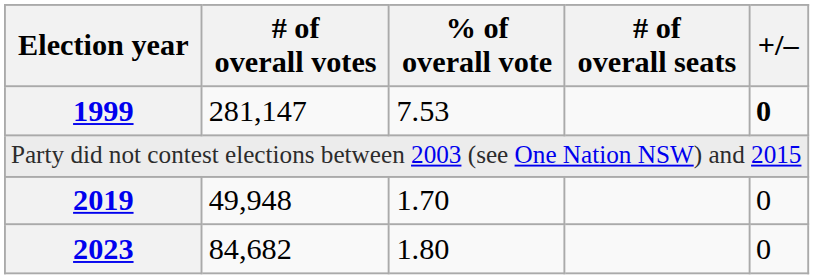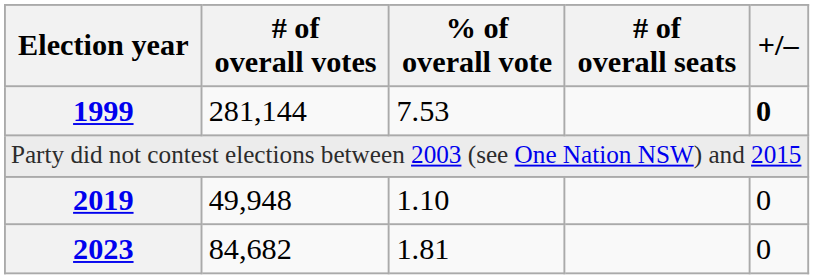(258, 110) 281,147 -> (258, 110) 281,144
(423, 200) 1.70 -> (423, 200) 1.10
(423, 248) 1.80 -> (423, 248) 1.81
